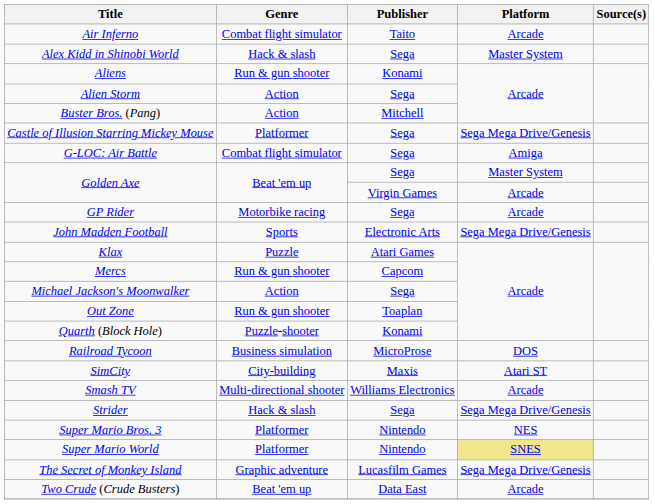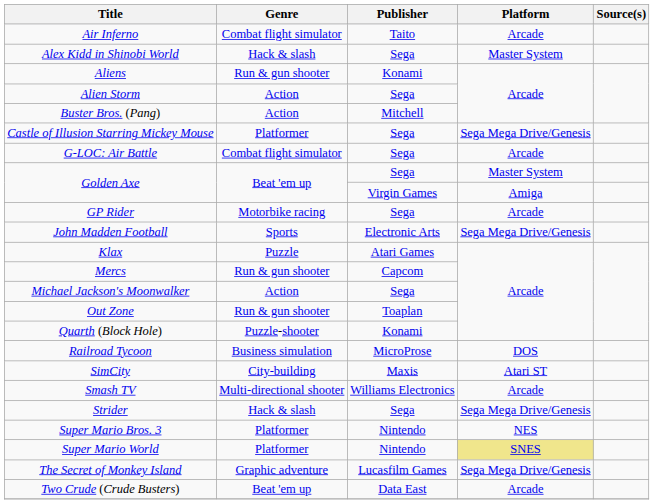(526, 152) Amiga -> (526, 152) Arcade
(526, 192) Arcade -> (526, 192) Amiga
